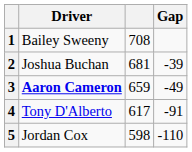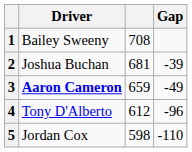(139, 111) 617 -> (139, 111) 612
(174, 111) -91 -> (174, 111) -96
